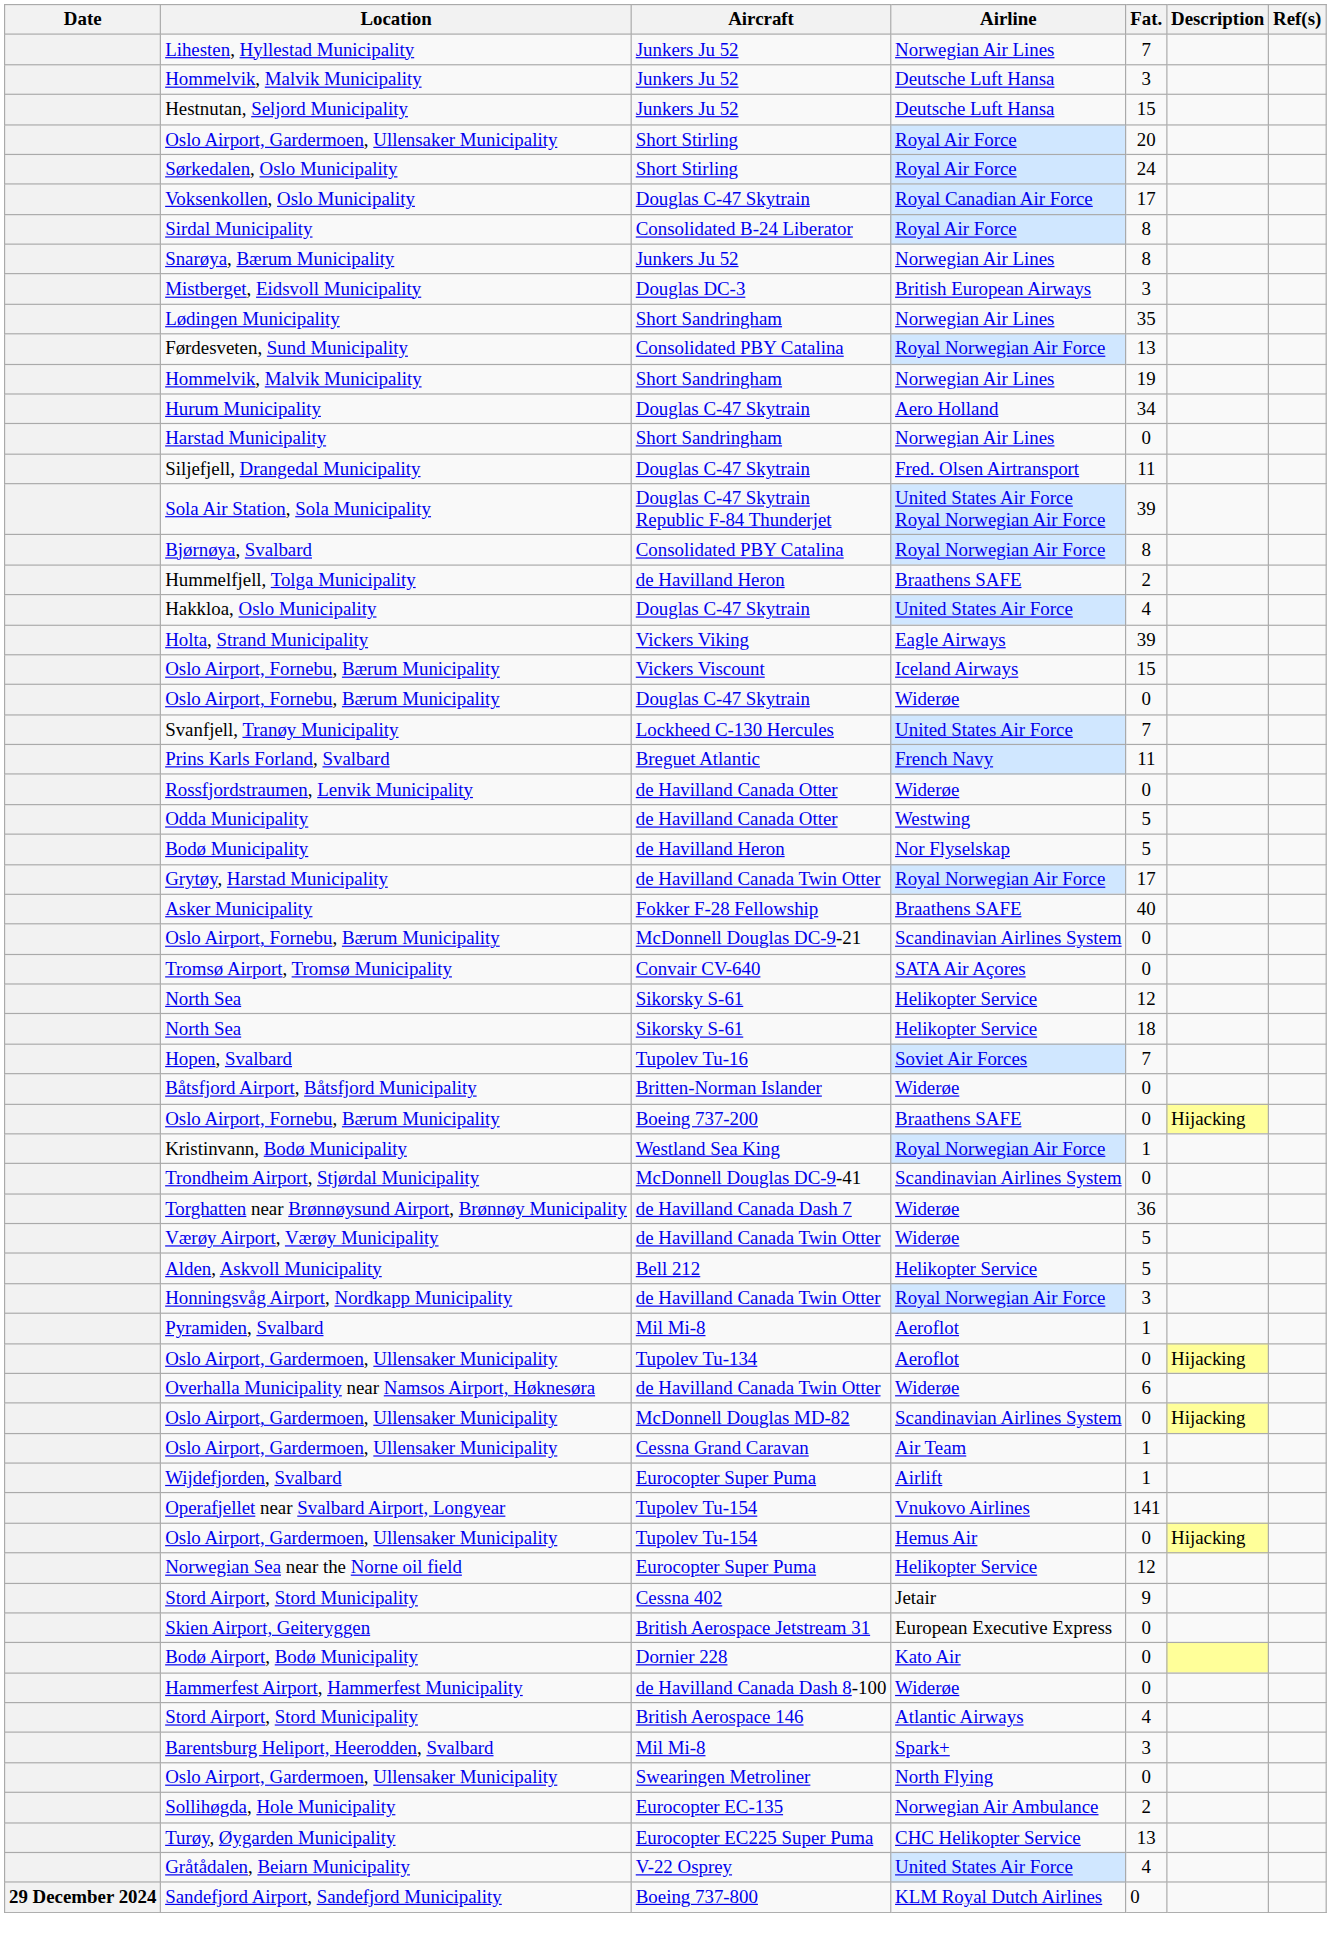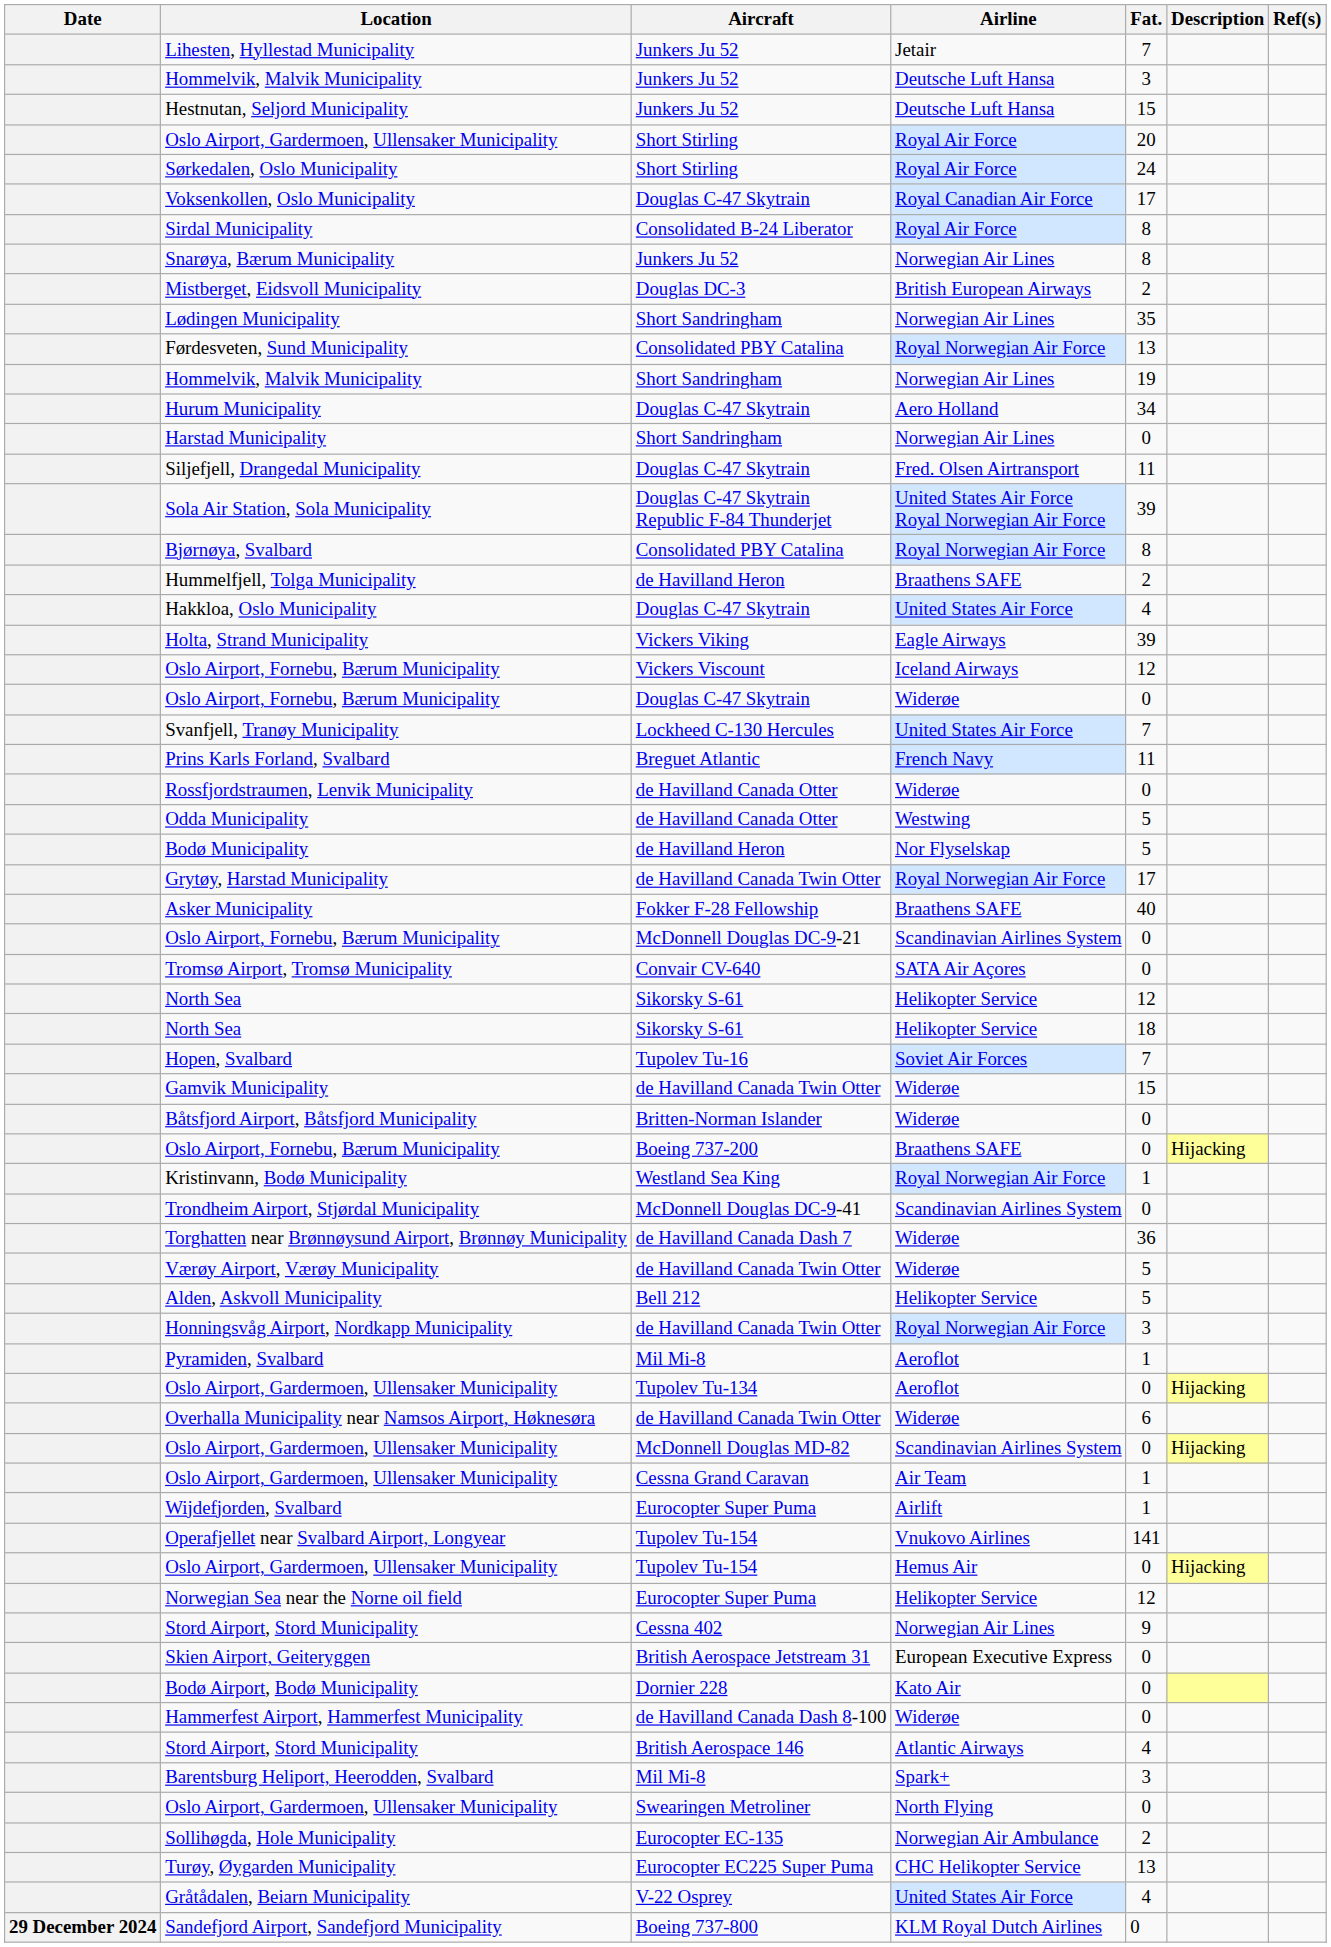(975, 49) Norwegian Air Lines -> (916, 49) Jetair
(1146, 288) 3 -> (1146, 288) 2
(1146, 669) 15 -> (1146, 669) 12
+ row: (247, 1088)
(916, 1597) Jetair -> (975, 1627) Norwegian Air Lines
